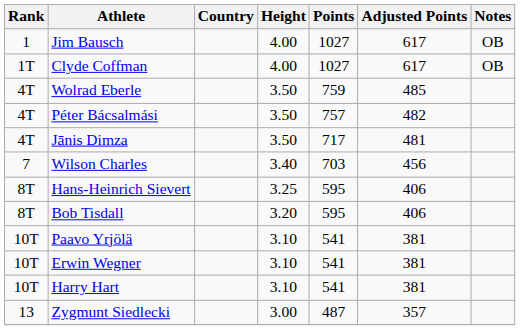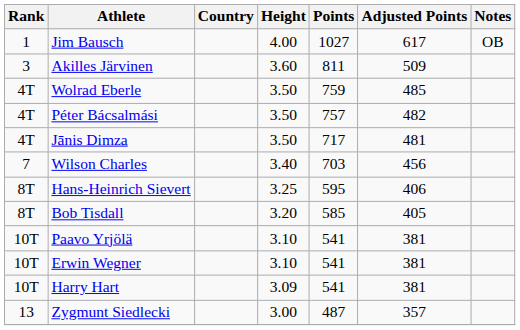- row: (99, 66)
+ row: (102, 66)
(334, 213) 595 -> (334, 213) 585
(414, 213) 406 -> (414, 213) 405
(283, 287) 3.10 -> (283, 287) 3.09
